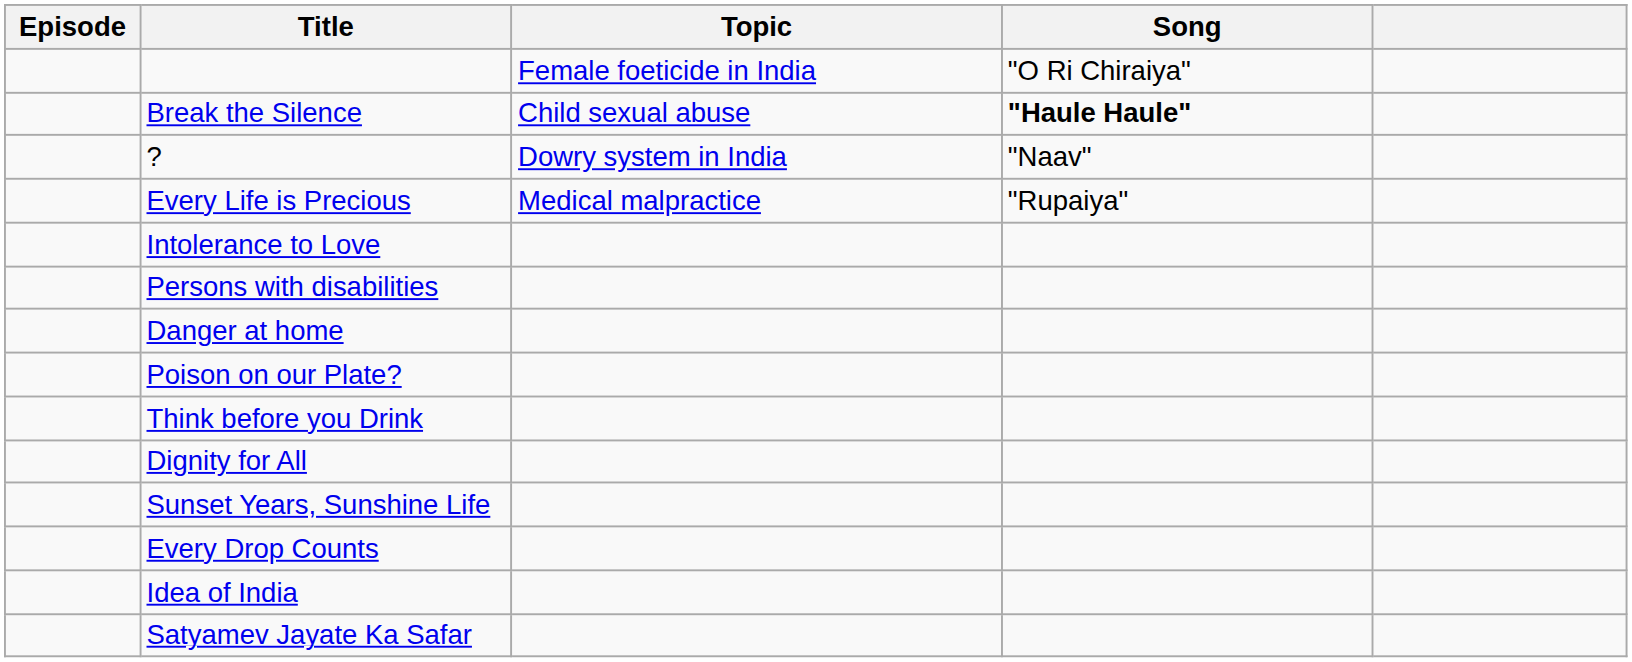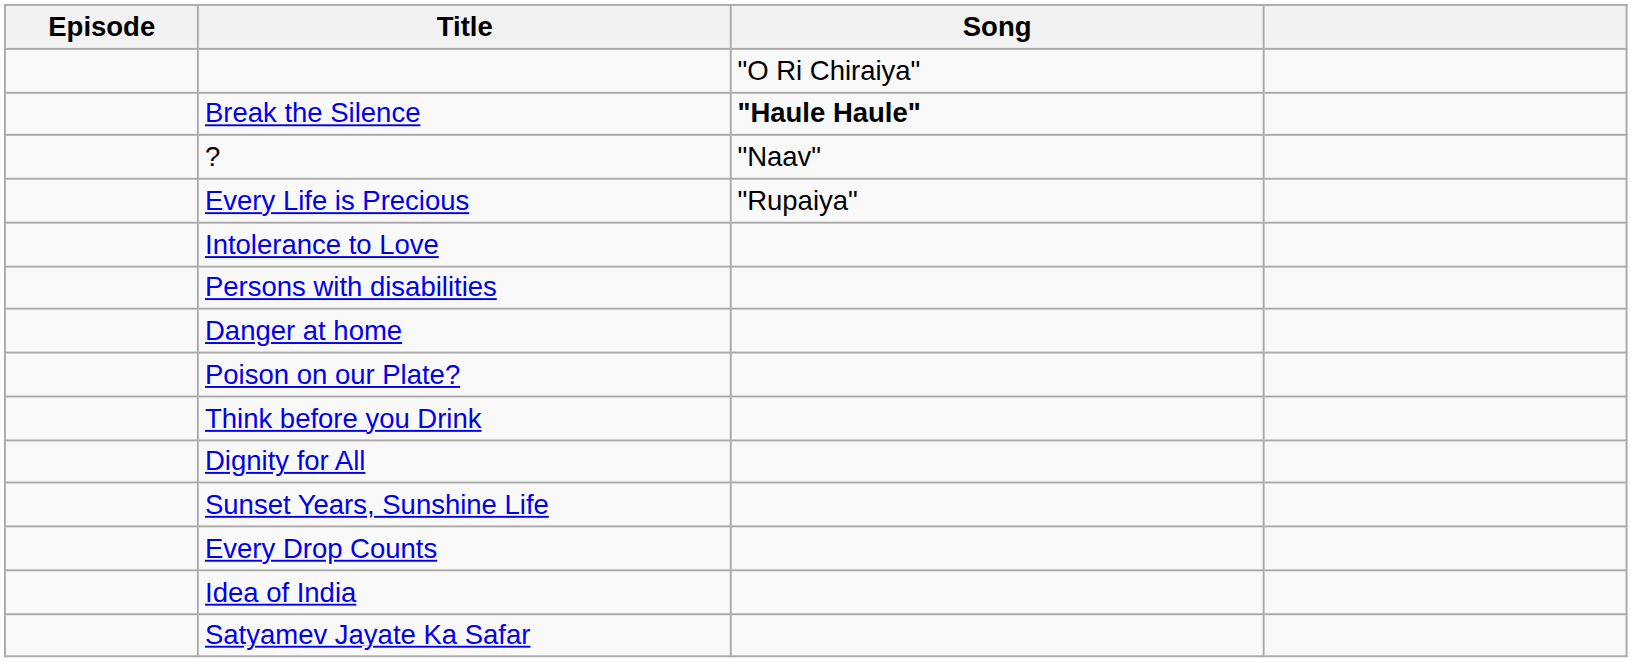- column: (757, 27)
